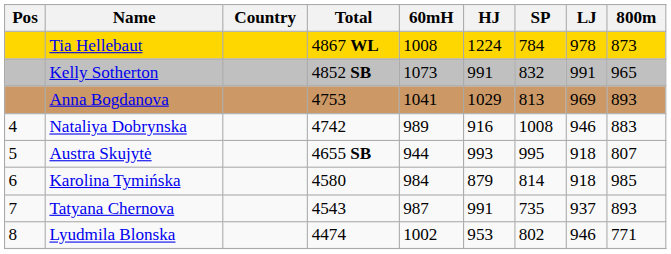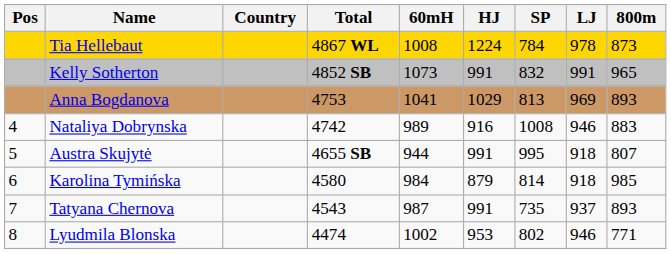(480, 153) 993 -> (480, 153) 991
